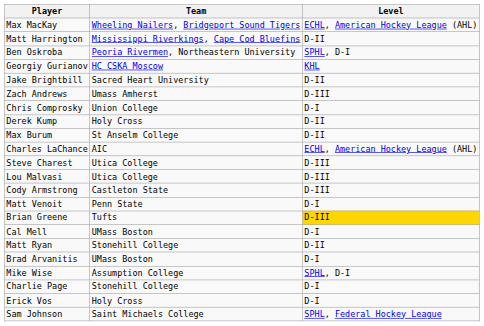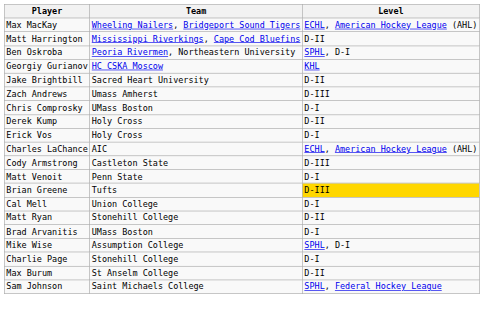(125, 108) Union College -> (122, 108) UMass Boston
rows swapped: (29, 300) <-> (29, 135)
- row: (39, 163)
- row: (34, 176)
(122, 232) UMass Boston -> (125, 204) Union College
